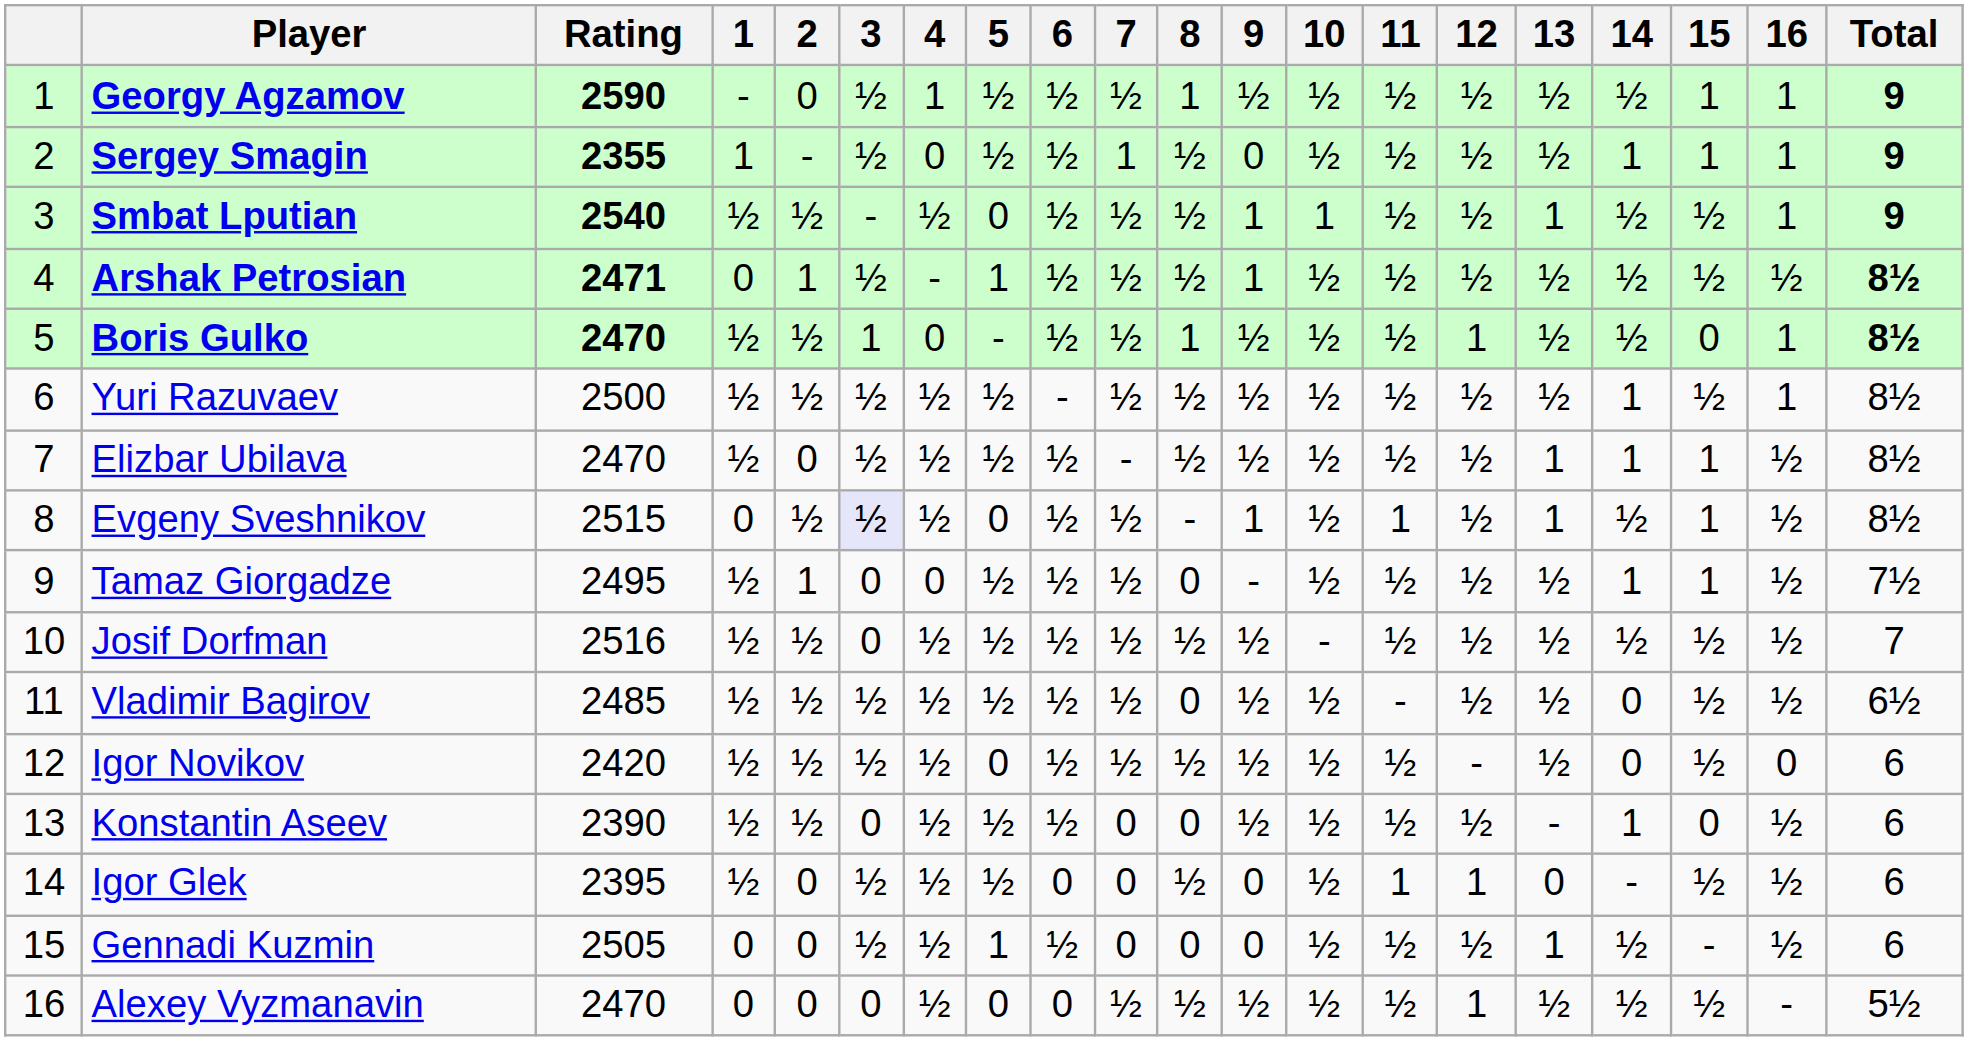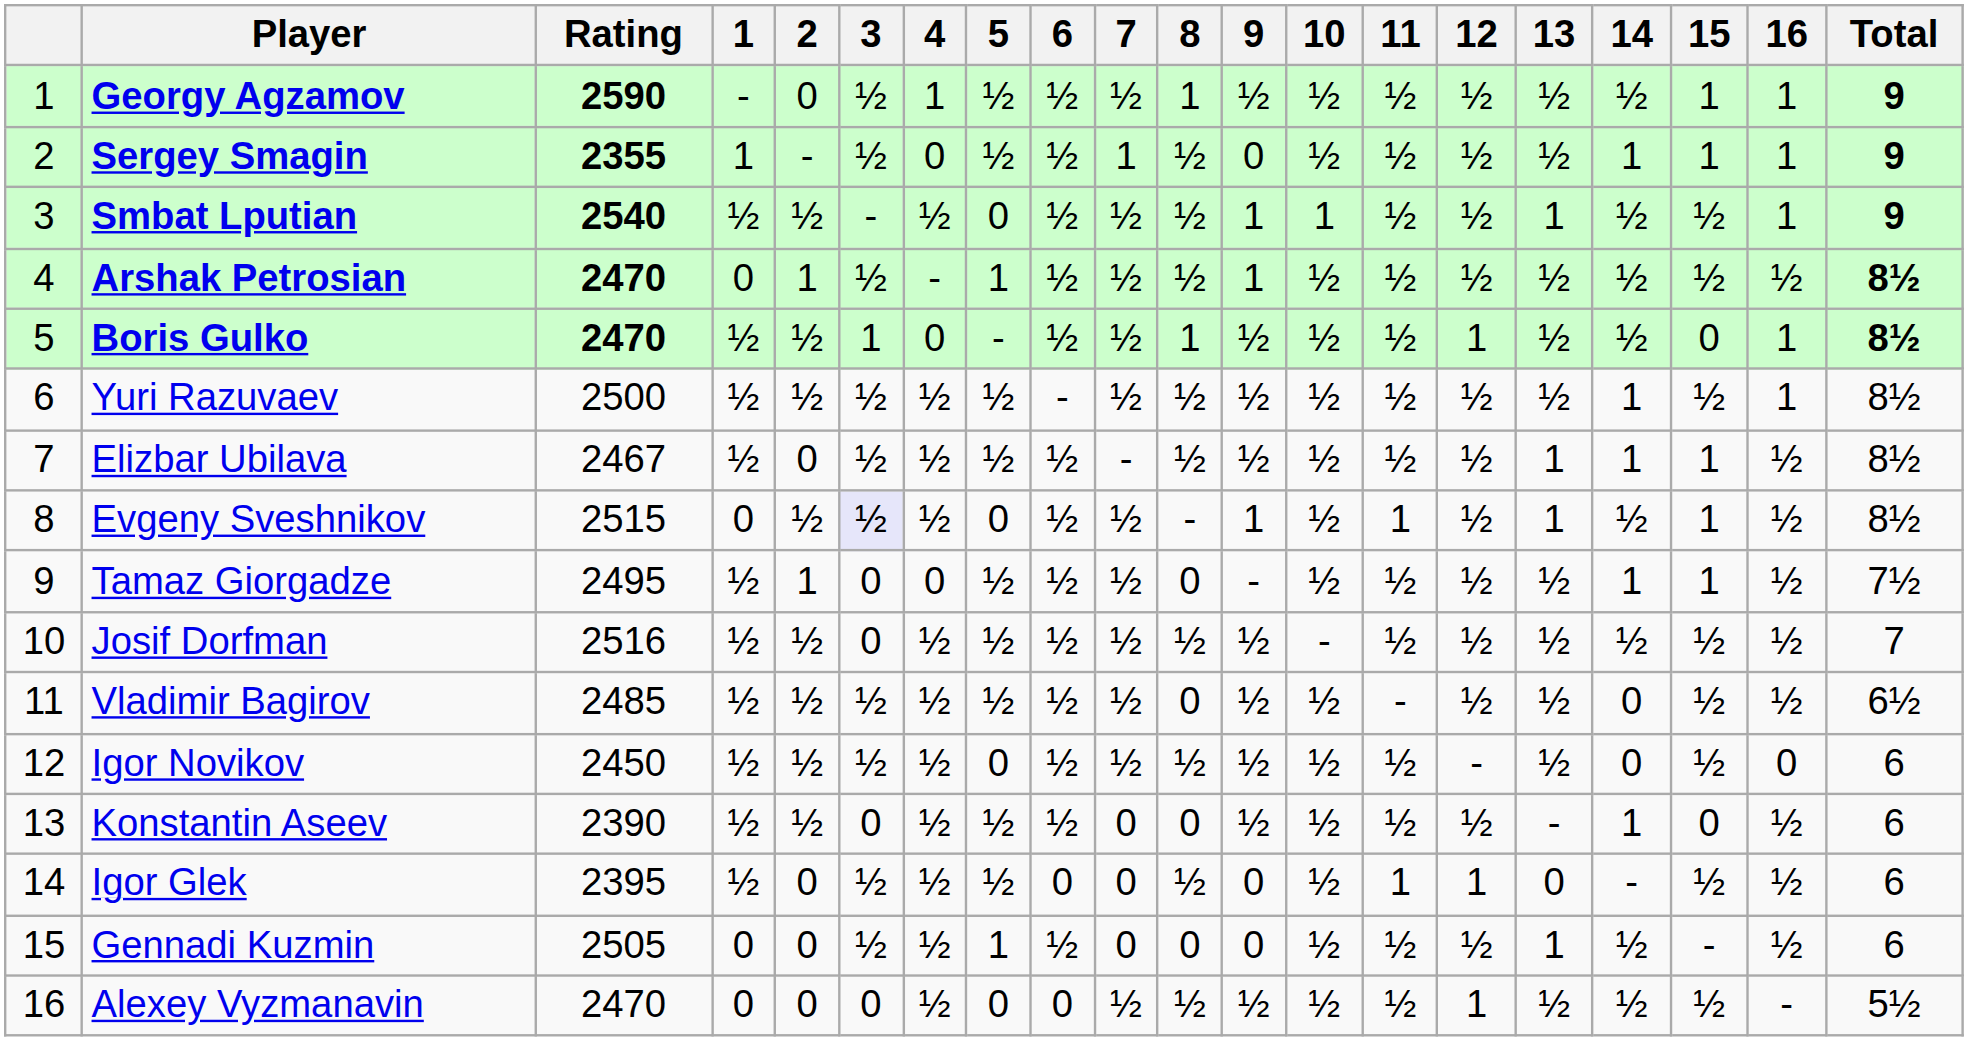(623, 277) 2471 -> (623, 277) 2470
(623, 459) 2470 -> (623, 459) 2467
(623, 762) 2420 -> (623, 762) 2450
